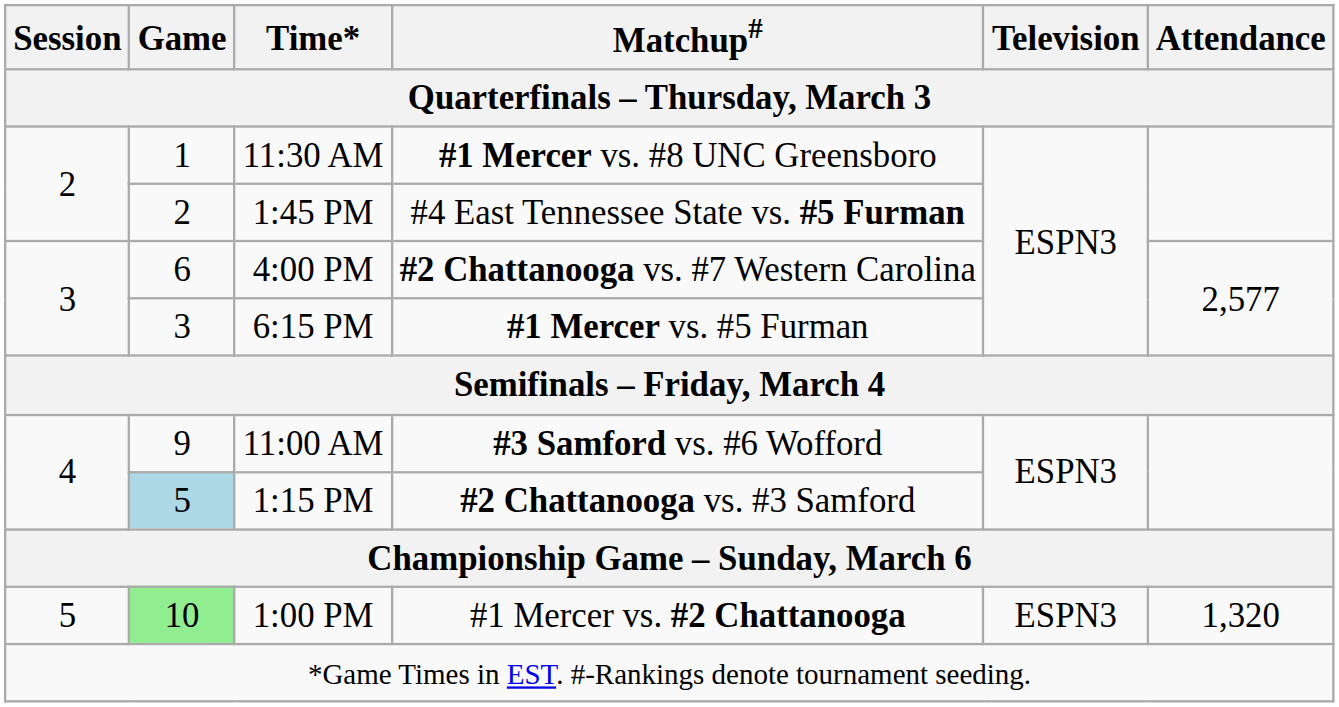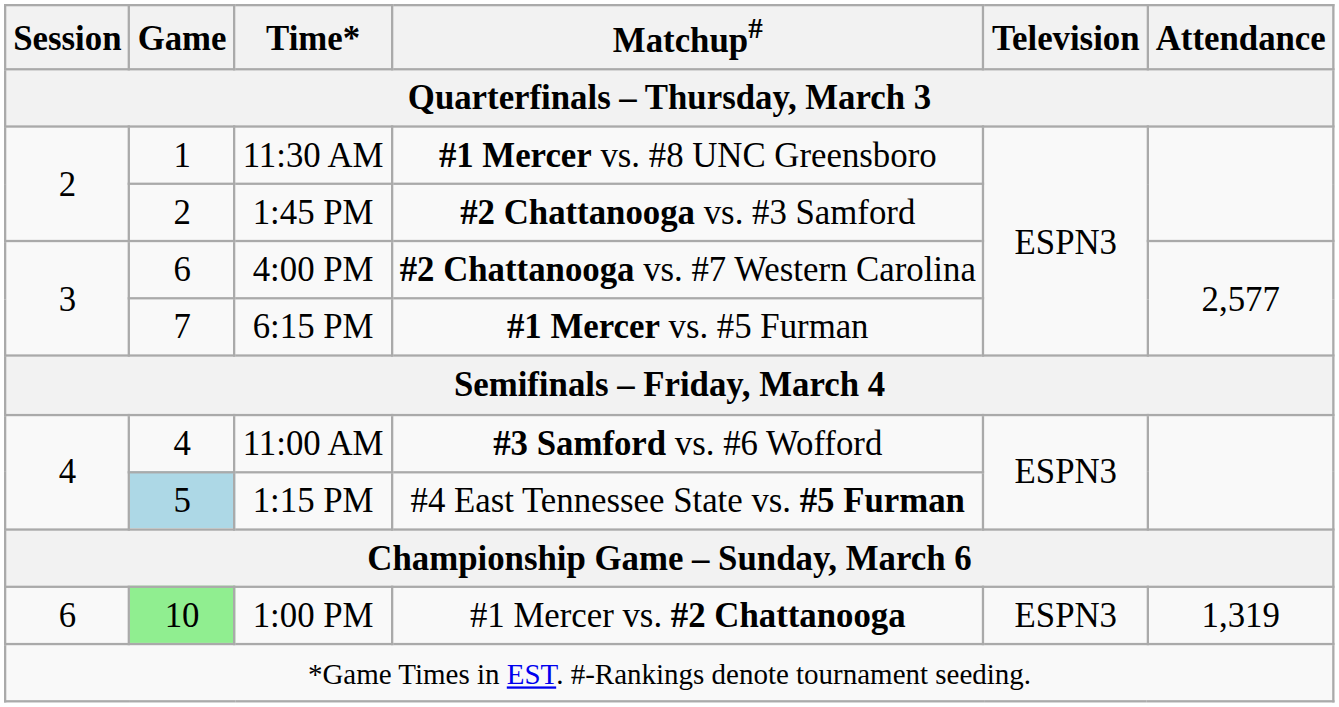(688, 212) #4 East Tennessee State vs. #5 Furman -> (688, 212) #2 Chattanooga vs. #3 Samford
(182, 327) 3 -> (182, 327) 7
(182, 442) 9 -> (182, 442) 4
(688, 499) #2 Chattanooga vs. #3 Samford -> (688, 499) #4 East Tennessee State vs. #5 Furman
(67, 614) 5 -> (67, 614) 6
(1241, 614) 1,320 -> (1241, 614) 1,319
